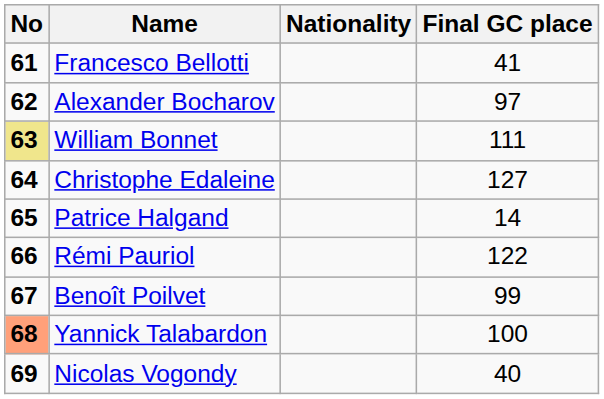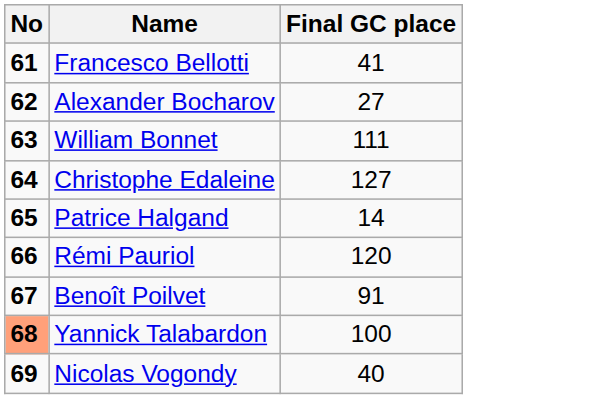- column: (349, 23)
(508, 101) 97 -> (371, 101) 27
(24, 140) khaki background -> (24, 140) no background
(508, 256) 122 -> (371, 256) 120
(508, 295) 99 -> (371, 295) 91
